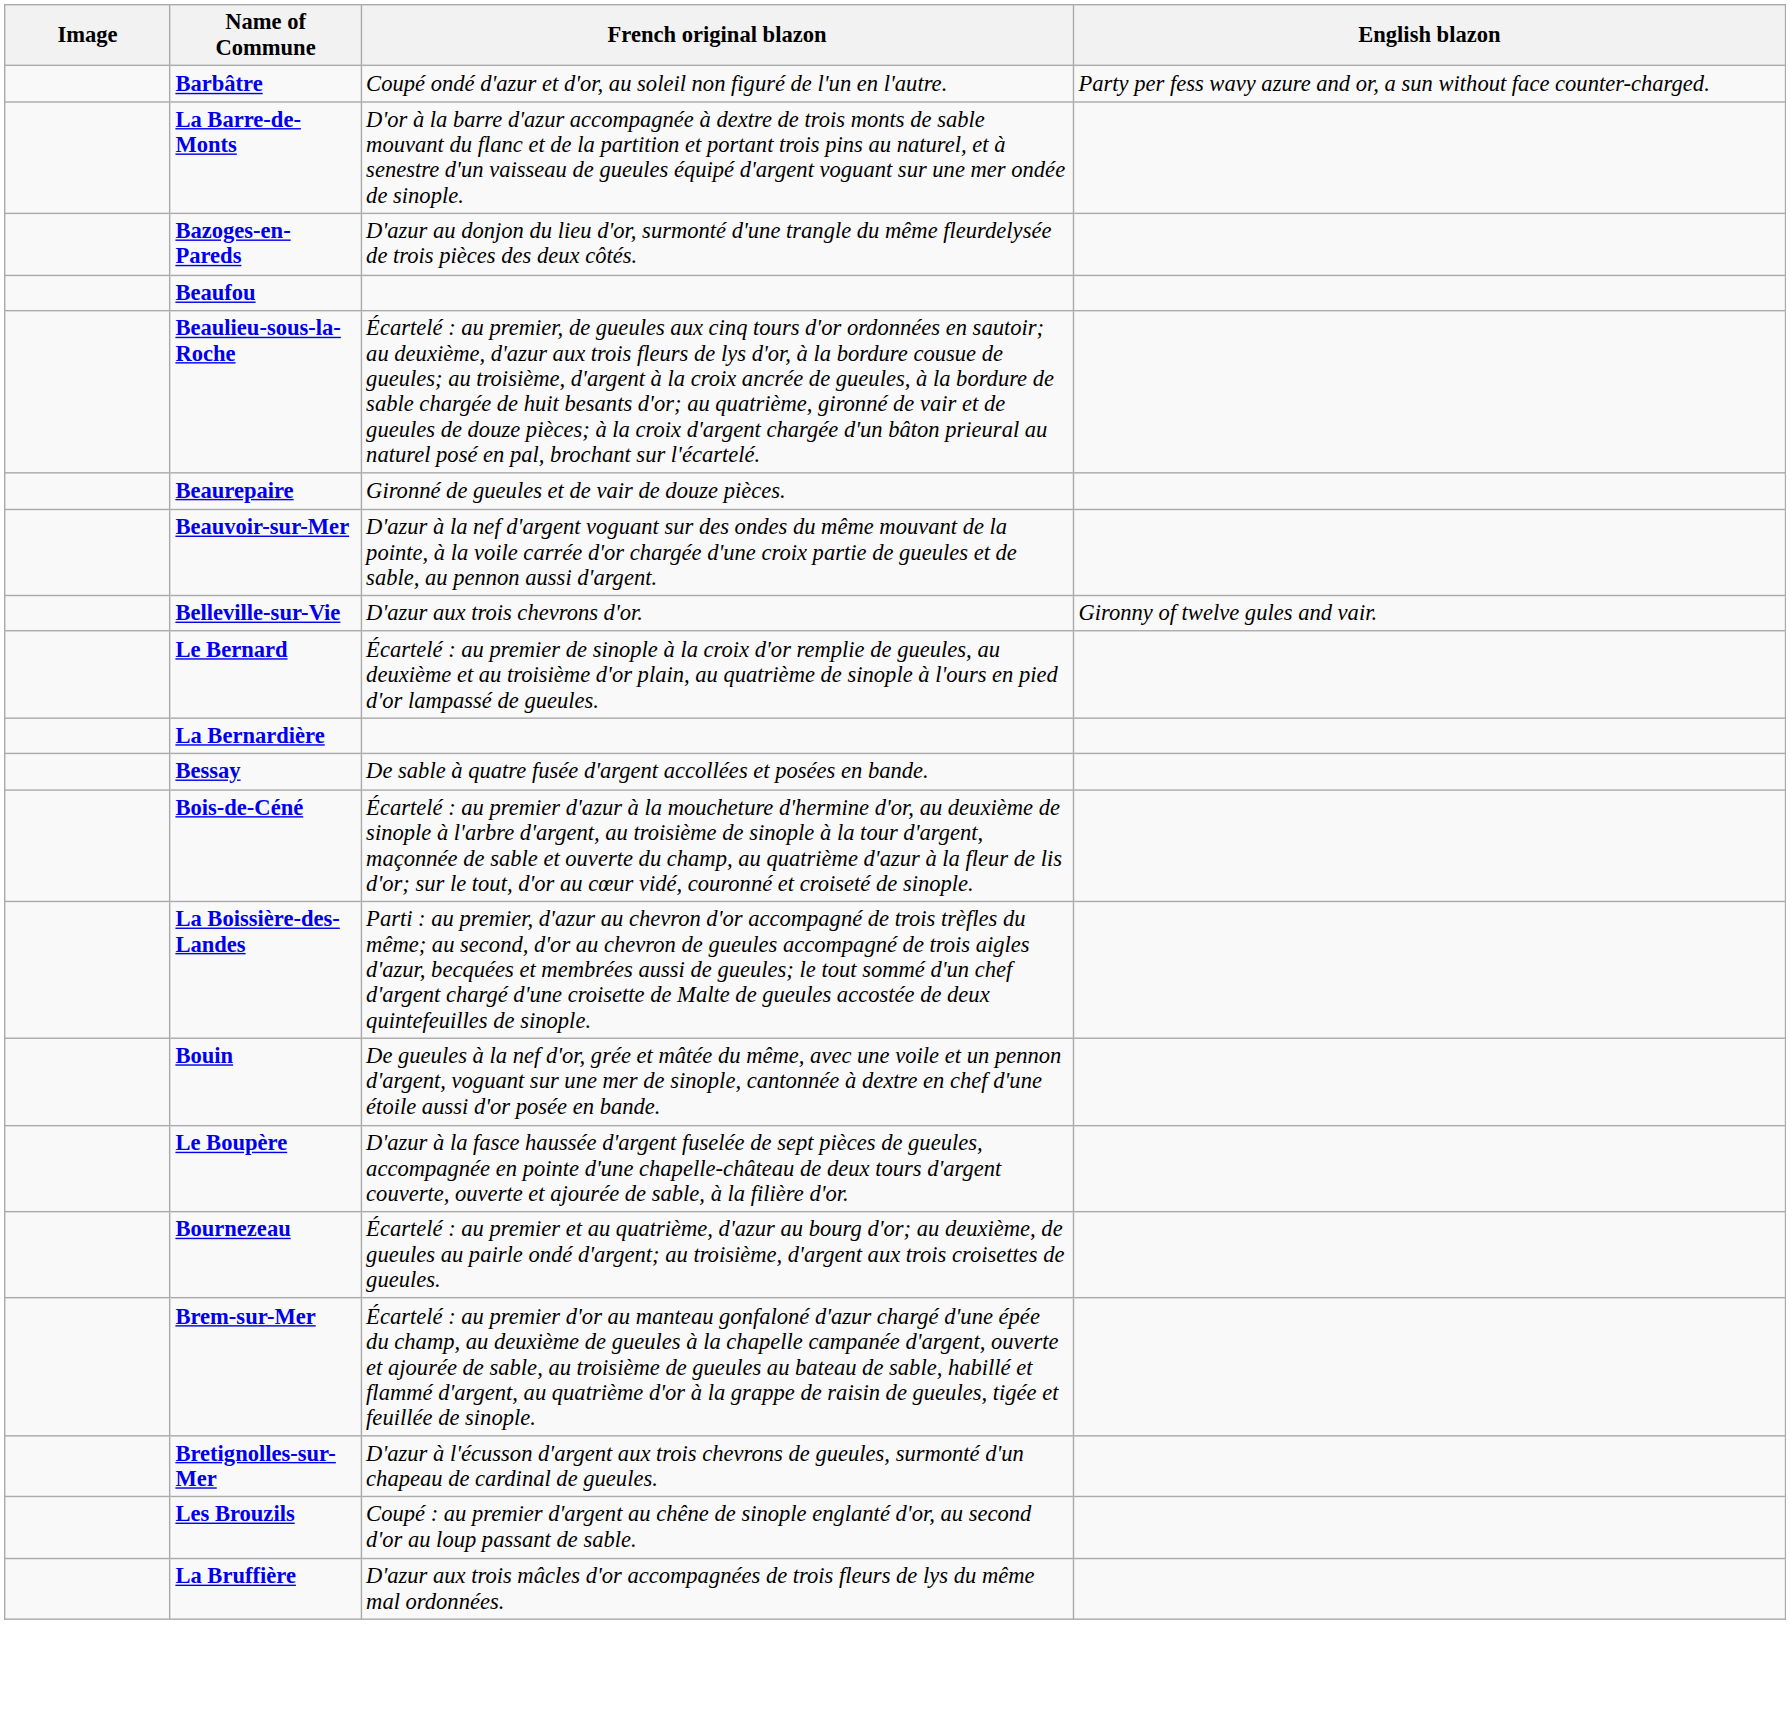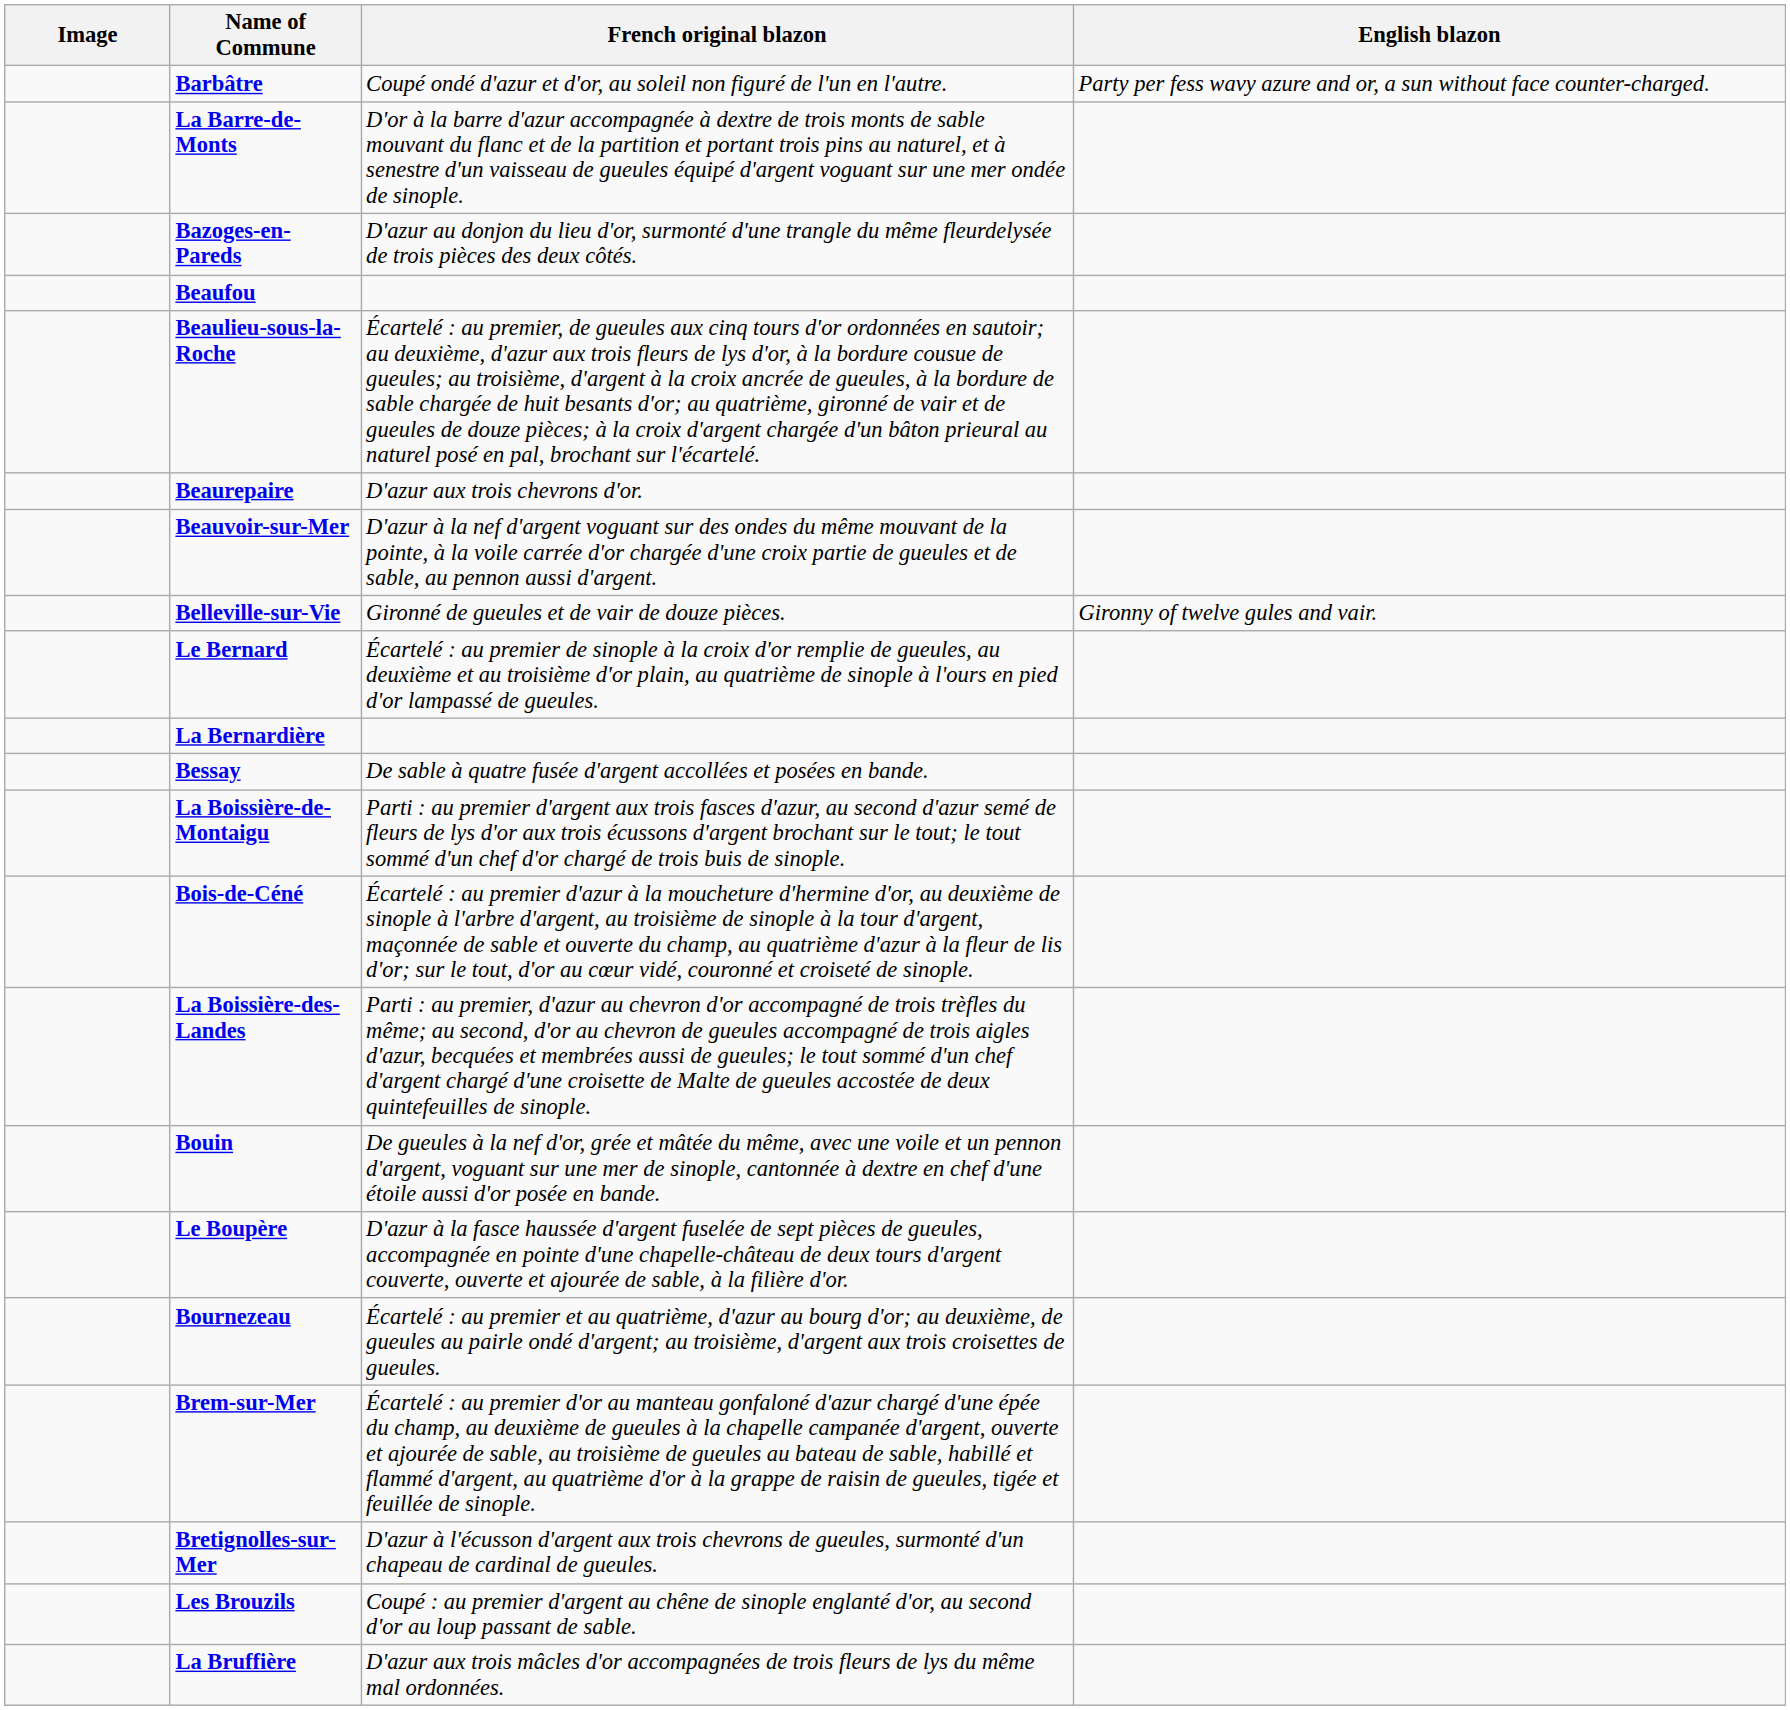(576, 490) Gironné de gueules et de vair de douze pièces. -> (505, 490) D'azur aux trois chevrons d'or.
(505, 613) D'azur aux trois chevrons d'or. -> (576, 613) Gironné de gueules et de vair de douze pièces.
+ row: (253, 819)
